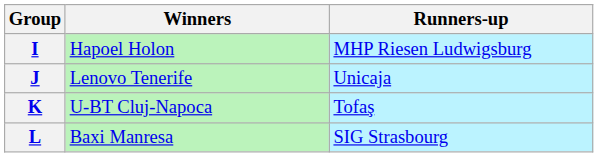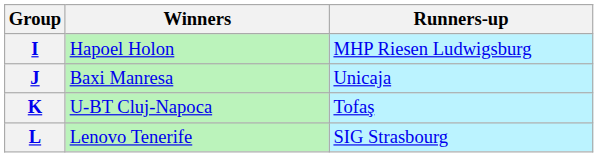(131, 78) Lenovo Tenerife -> (121, 78) Baxi Manresa
(121, 136) Baxi Manresa -> (131, 136) Lenovo Tenerife
